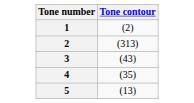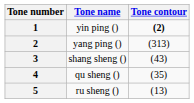+ column: (97, 12)
(128, 28) normal -> (159, 28) bold
